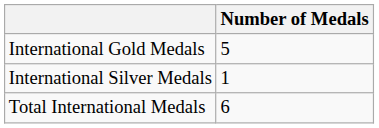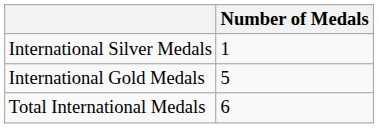rows swapped: (107, 48) <-> (110, 78)
